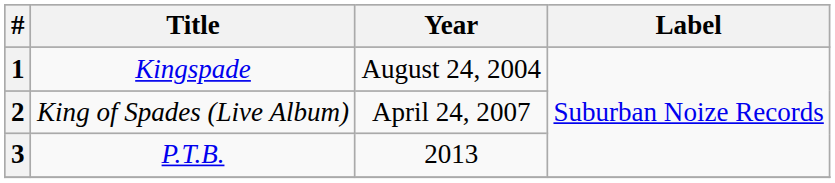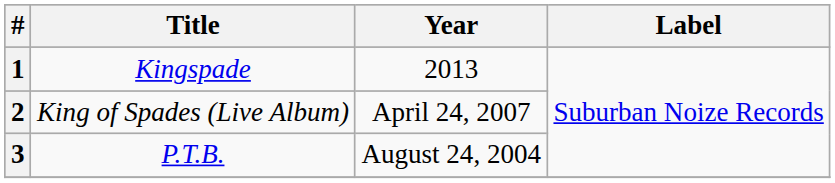(451, 68) August 24, 2004 -> (451, 68) 2013
(451, 154) 2013 -> (451, 154) August 24, 2004
